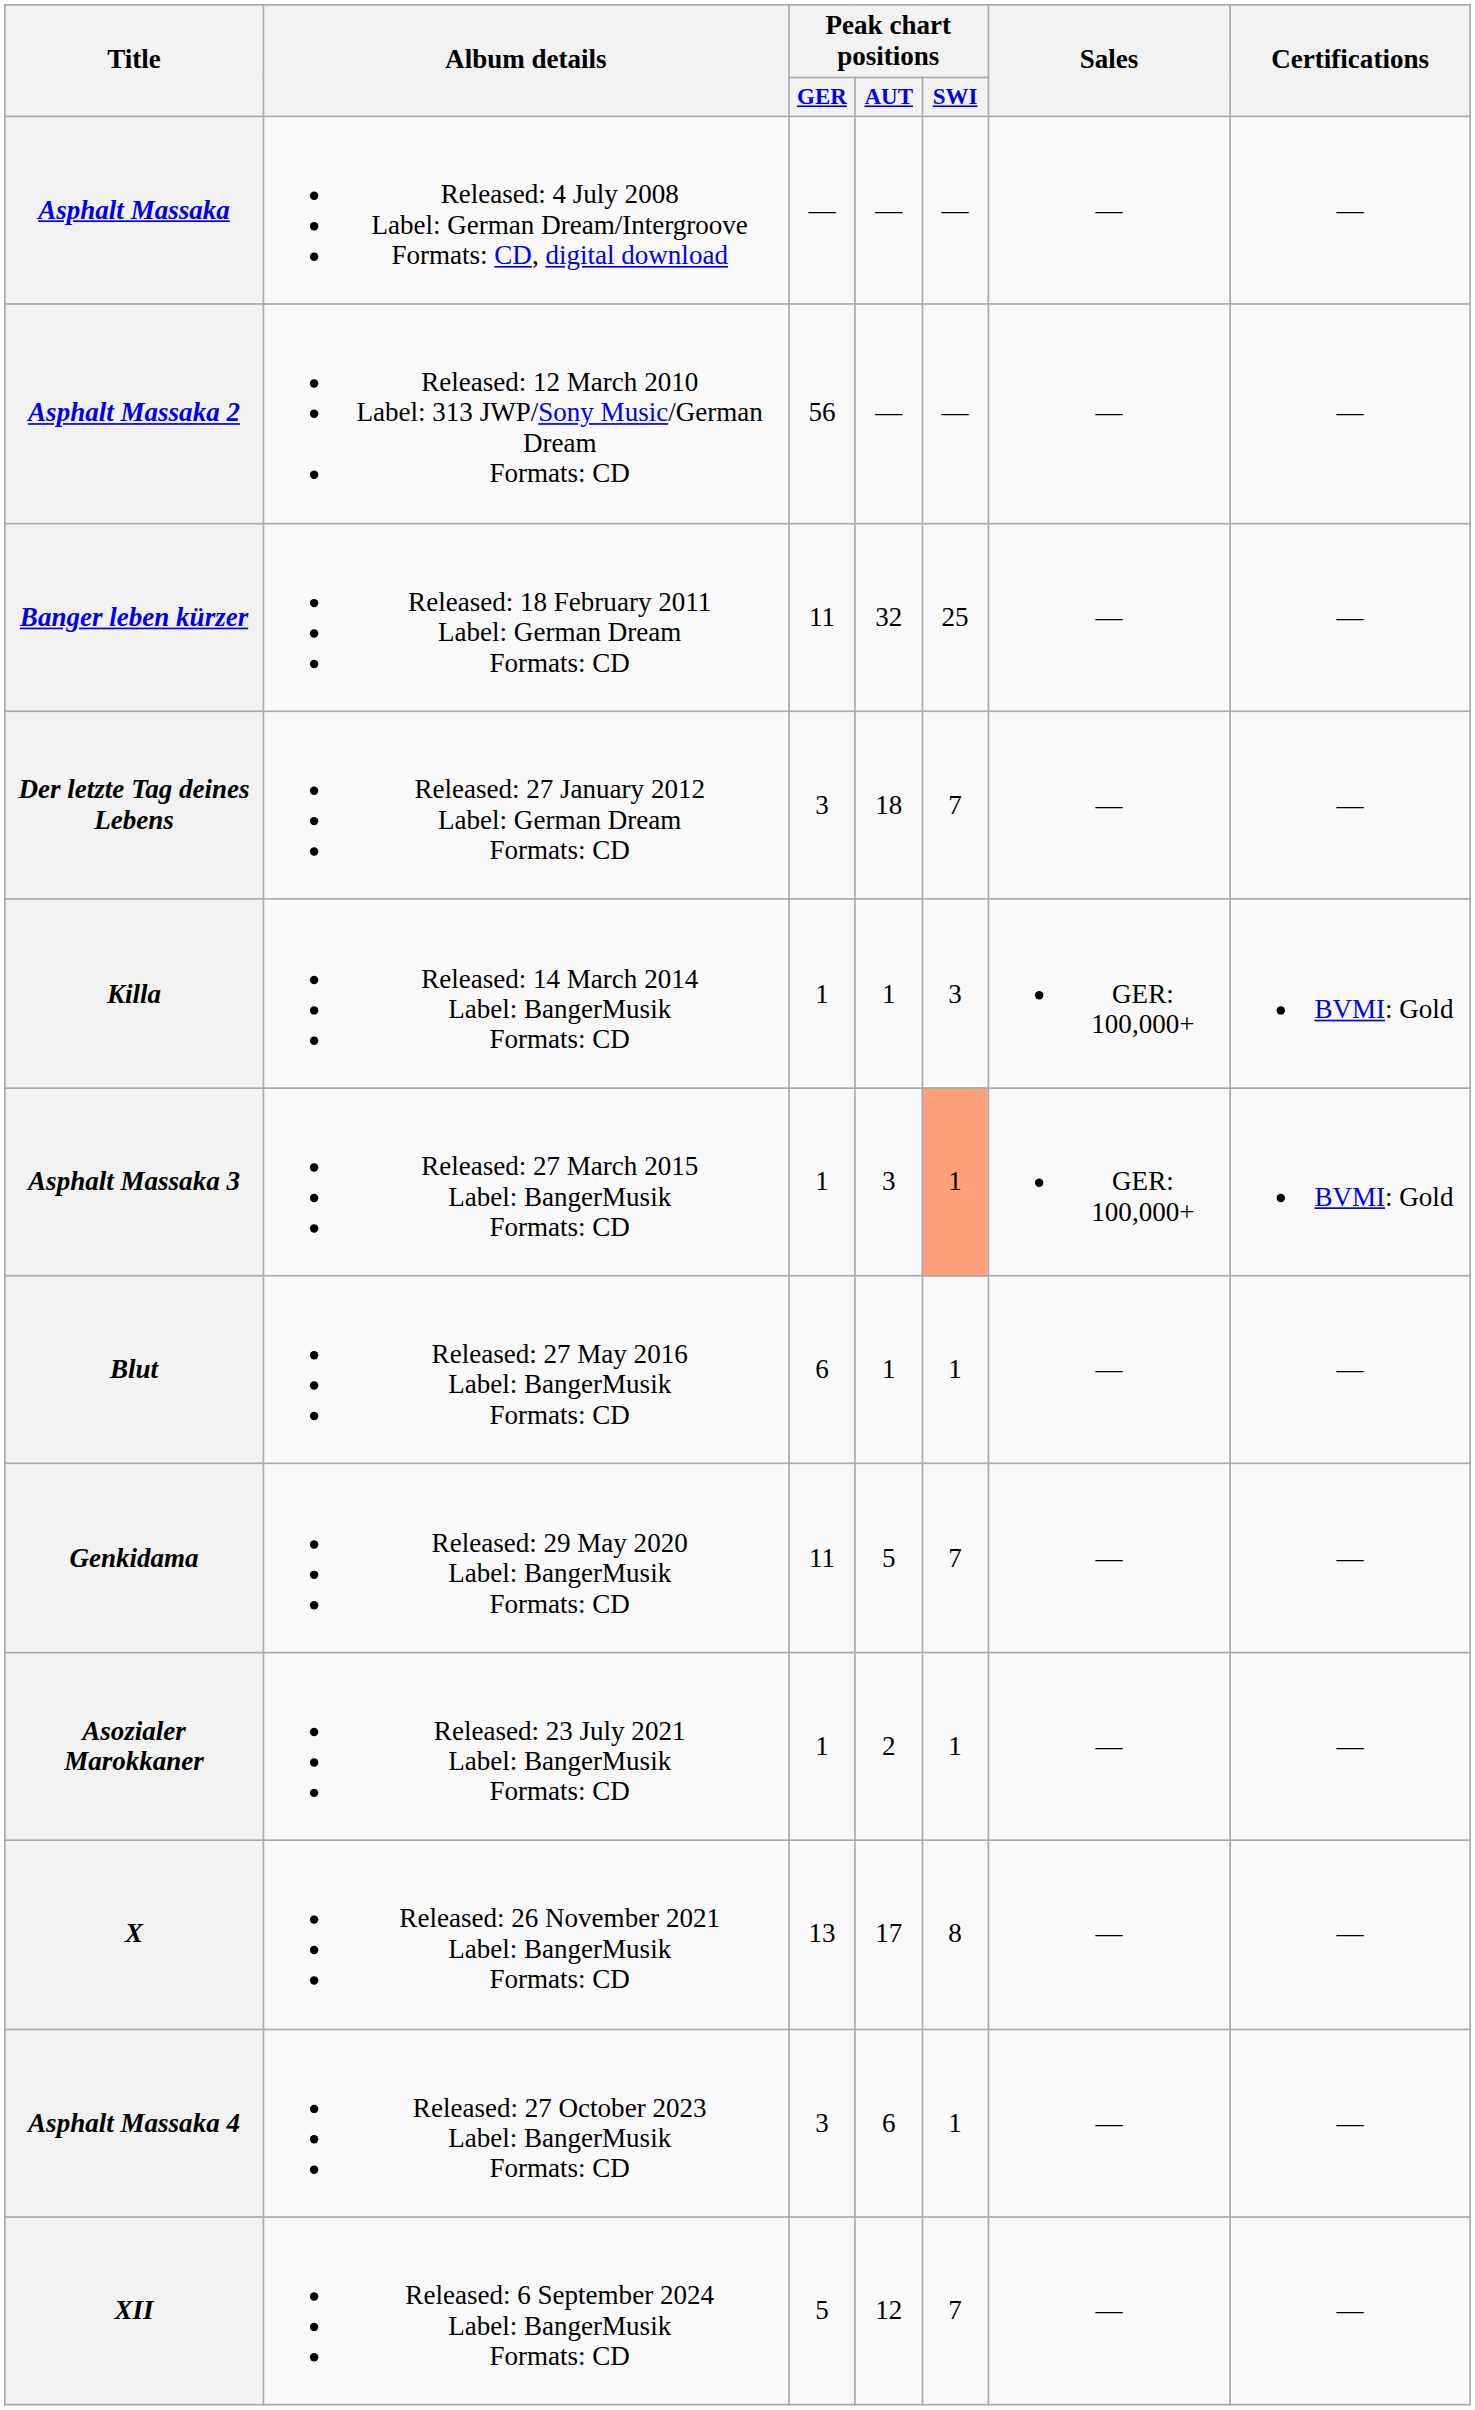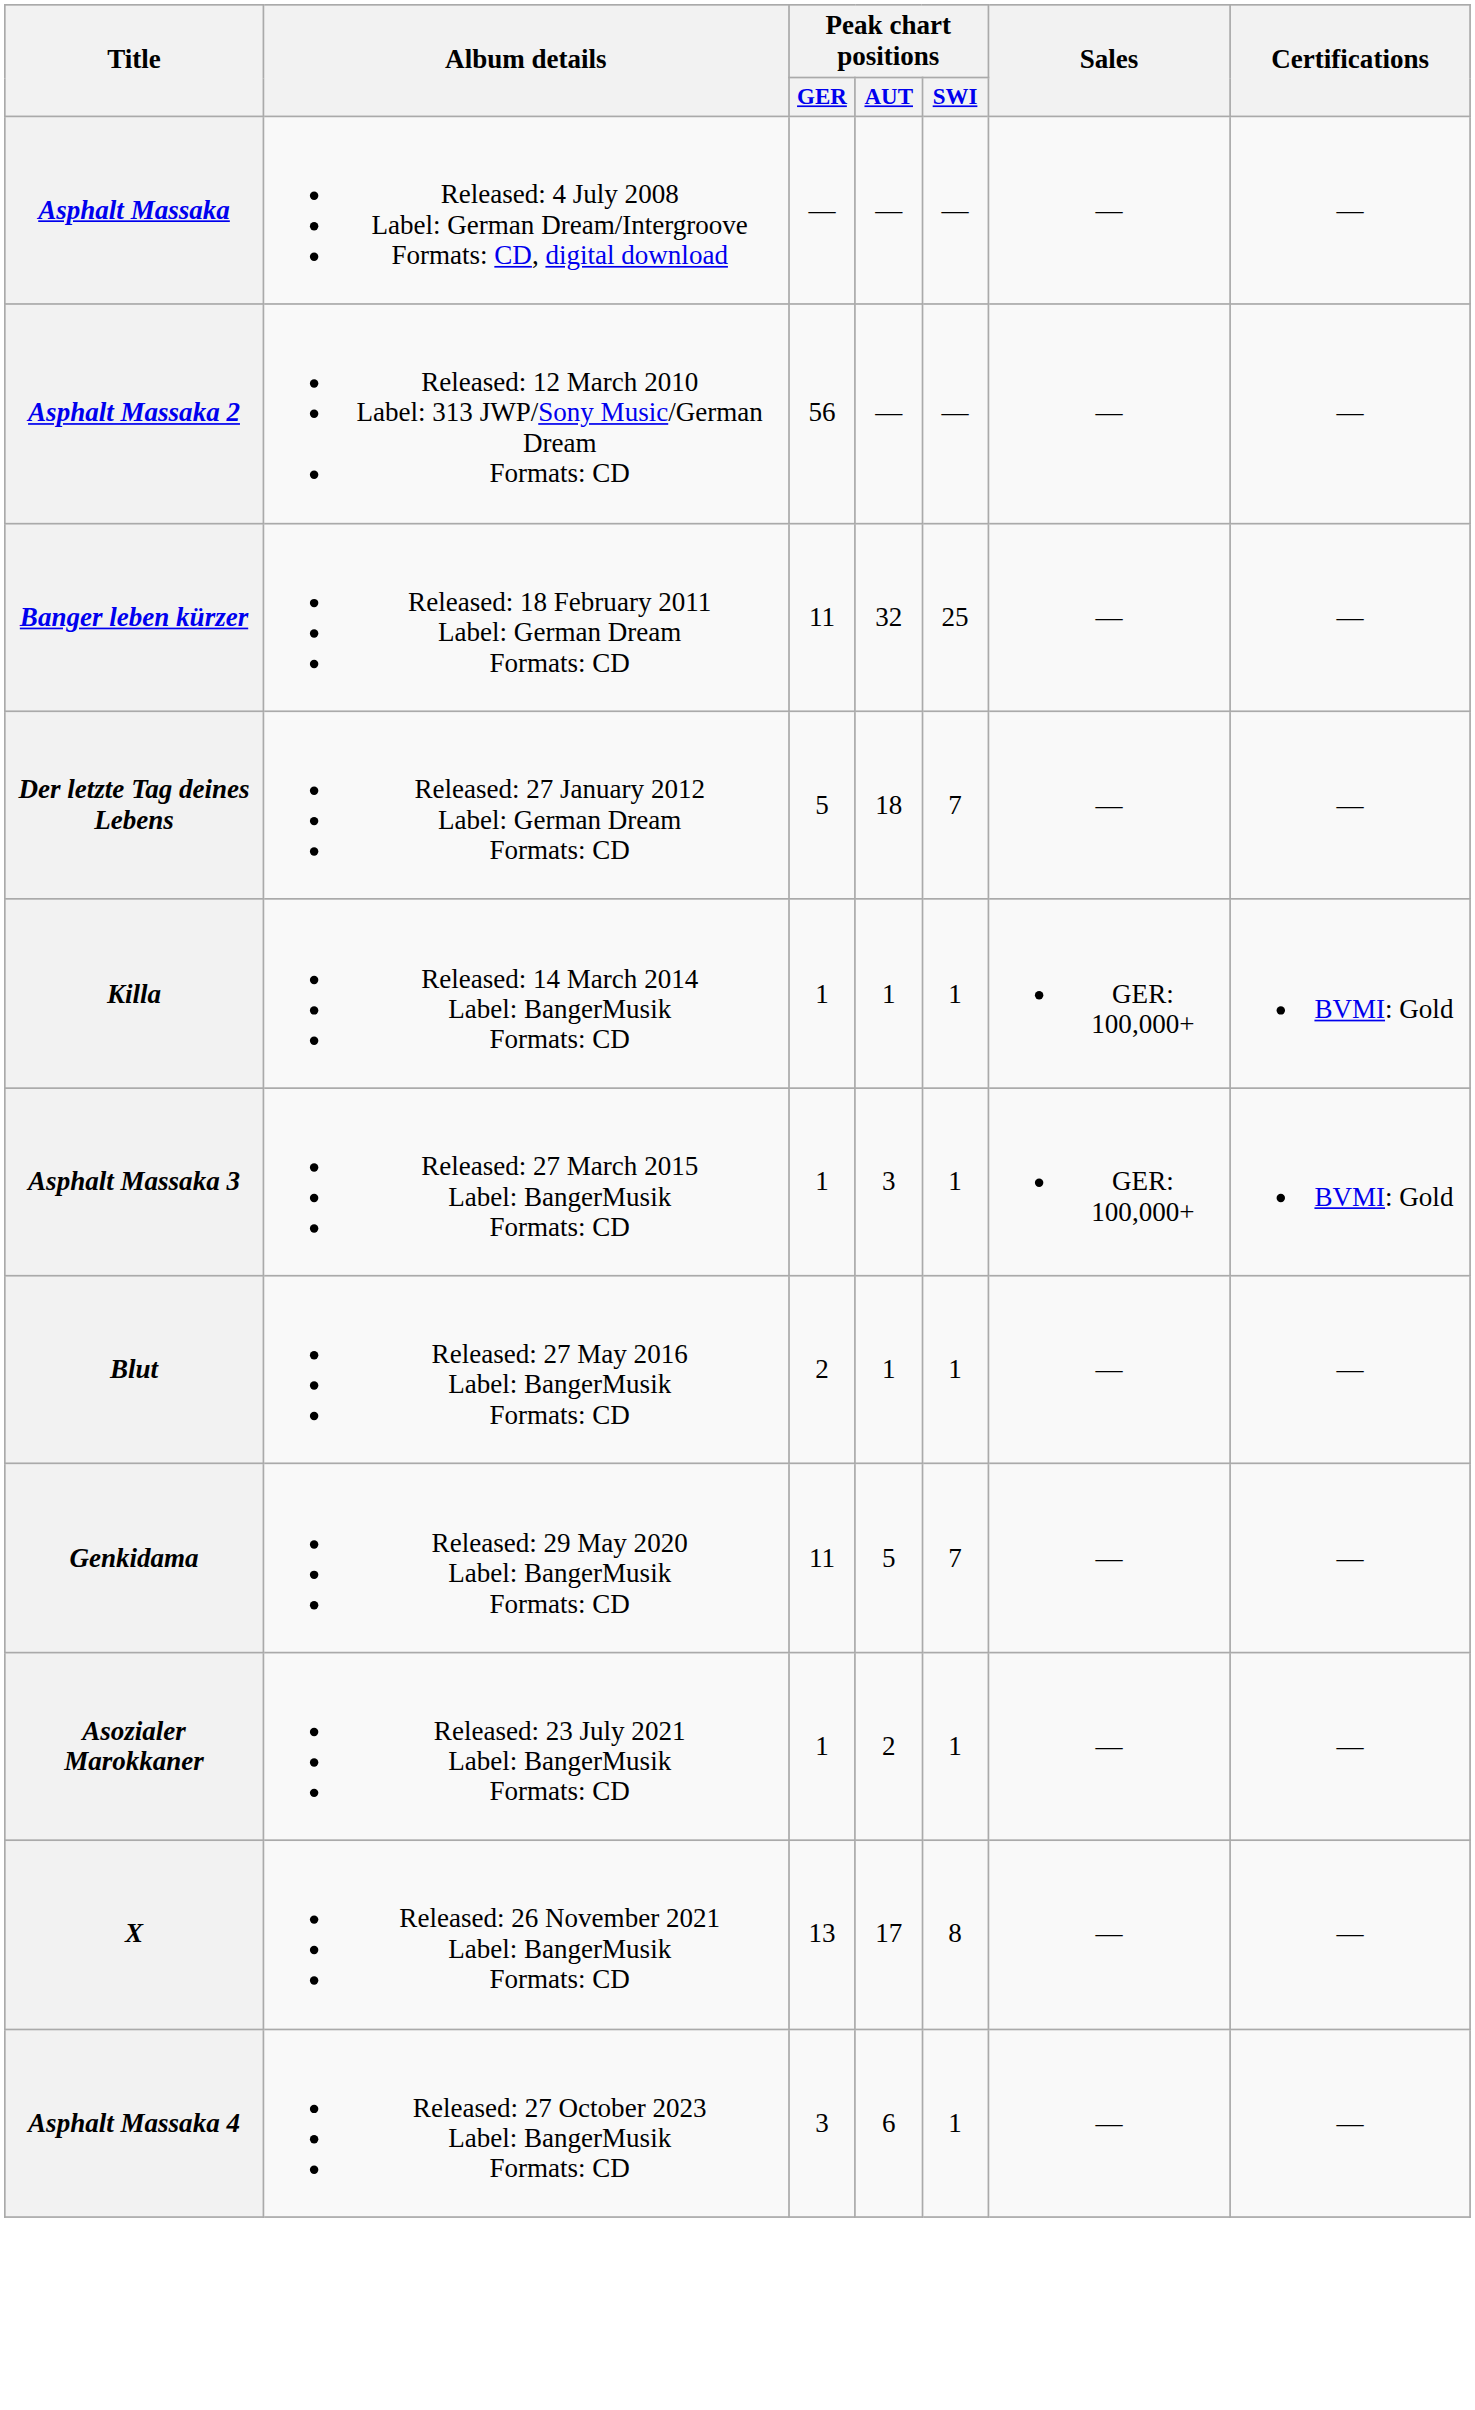(822, 804) 3 -> (822, 804) 5
(955, 993) 3 -> (955, 993) 1
(955, 1181) lightsalmon background -> (955, 1181) no background
(822, 1369) 6 -> (822, 1369) 2
- row: (134, 2310)
